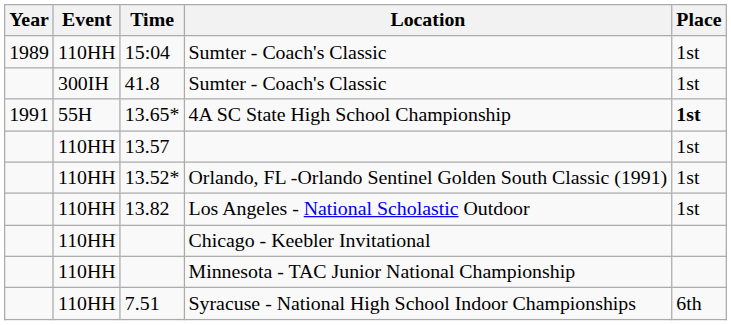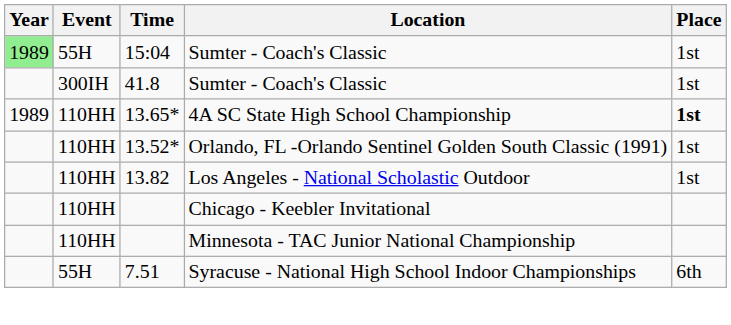(29, 51) no background -> (29, 51) lightgreen background
(87, 51) 110HH -> (75, 51) 55H
(29, 114) 1991 -> (29, 114) 1989
(75, 114) 55H -> (87, 114) 110HH
- row: (147, 146)
(87, 303) 110HH -> (75, 271) 55H
